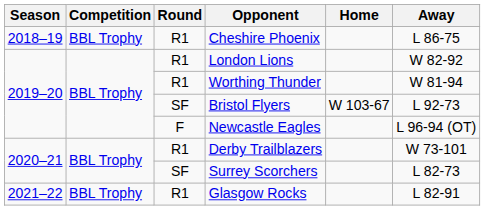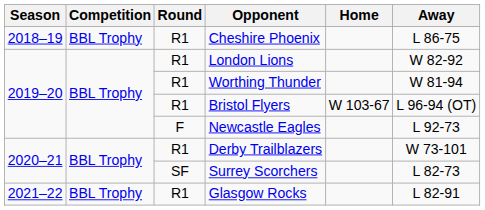(180, 104) SF -> (180, 104) R1
(436, 104) L 92-73 -> (436, 104) L 96-94 (OT)
(436, 127) L 96-94 (OT) -> (436, 127) L 92-73
